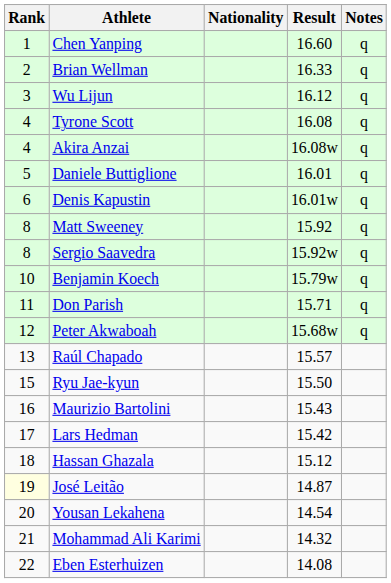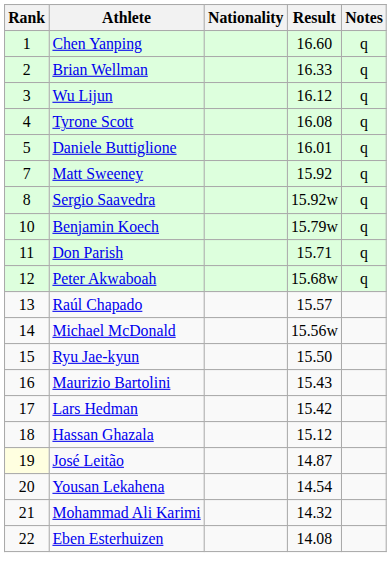- row: (91, 148)
- row: (101, 200)
(27, 226) 8 -> (27, 174) 7
+ row: (114, 330)
